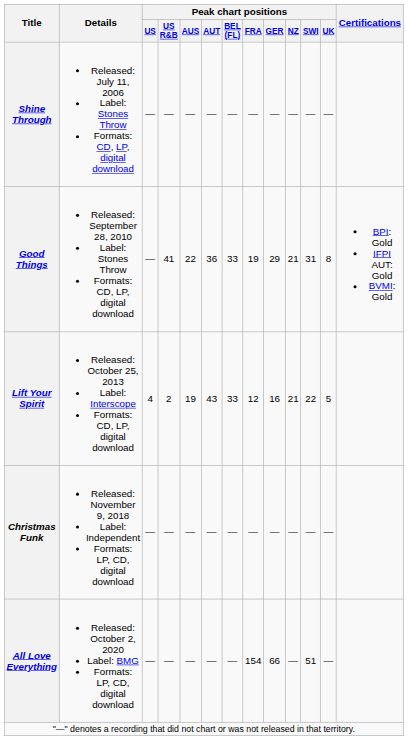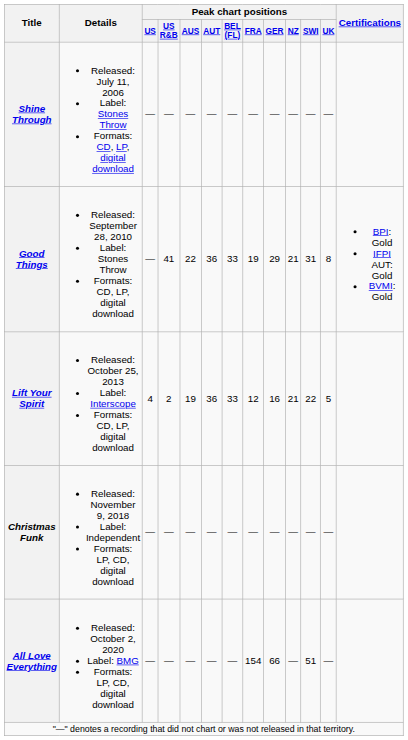(212, 398) 43 -> (212, 398) 36
